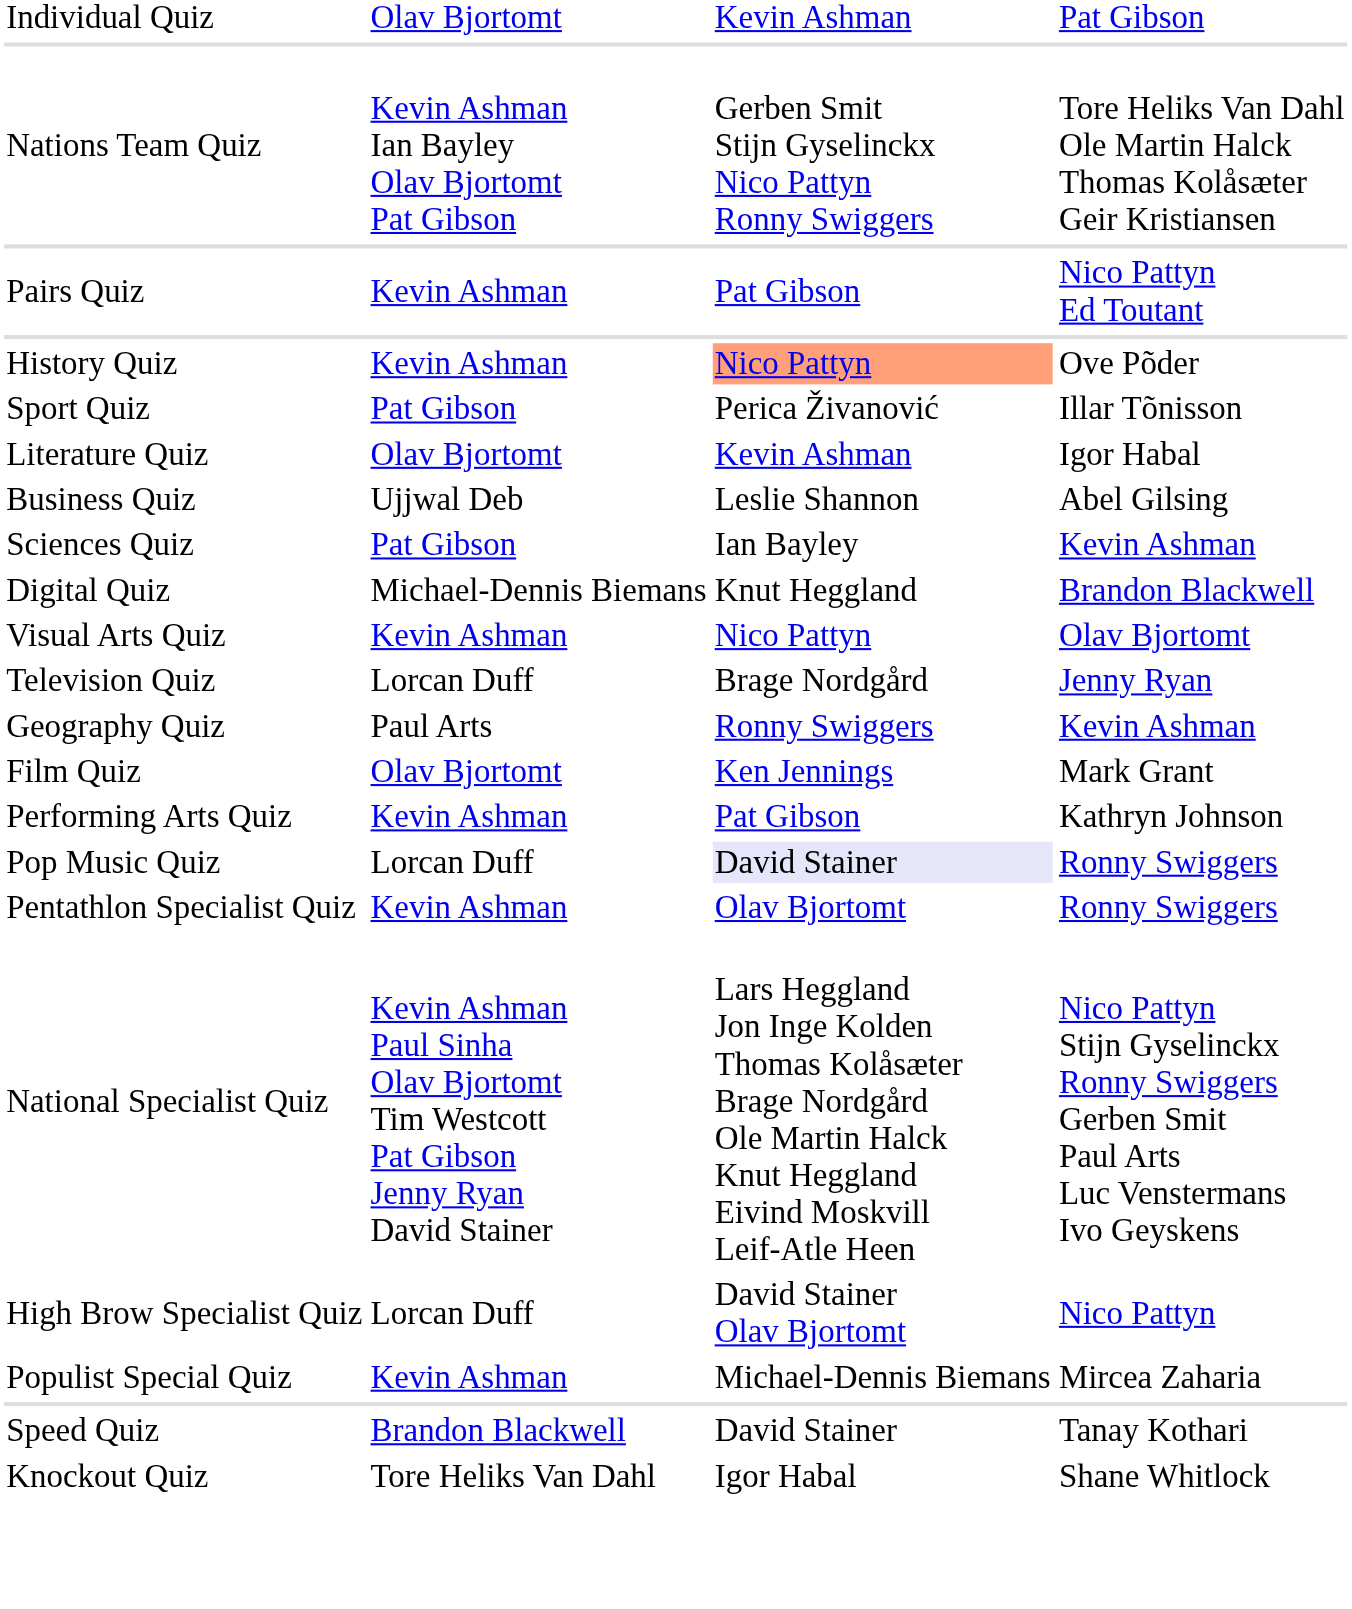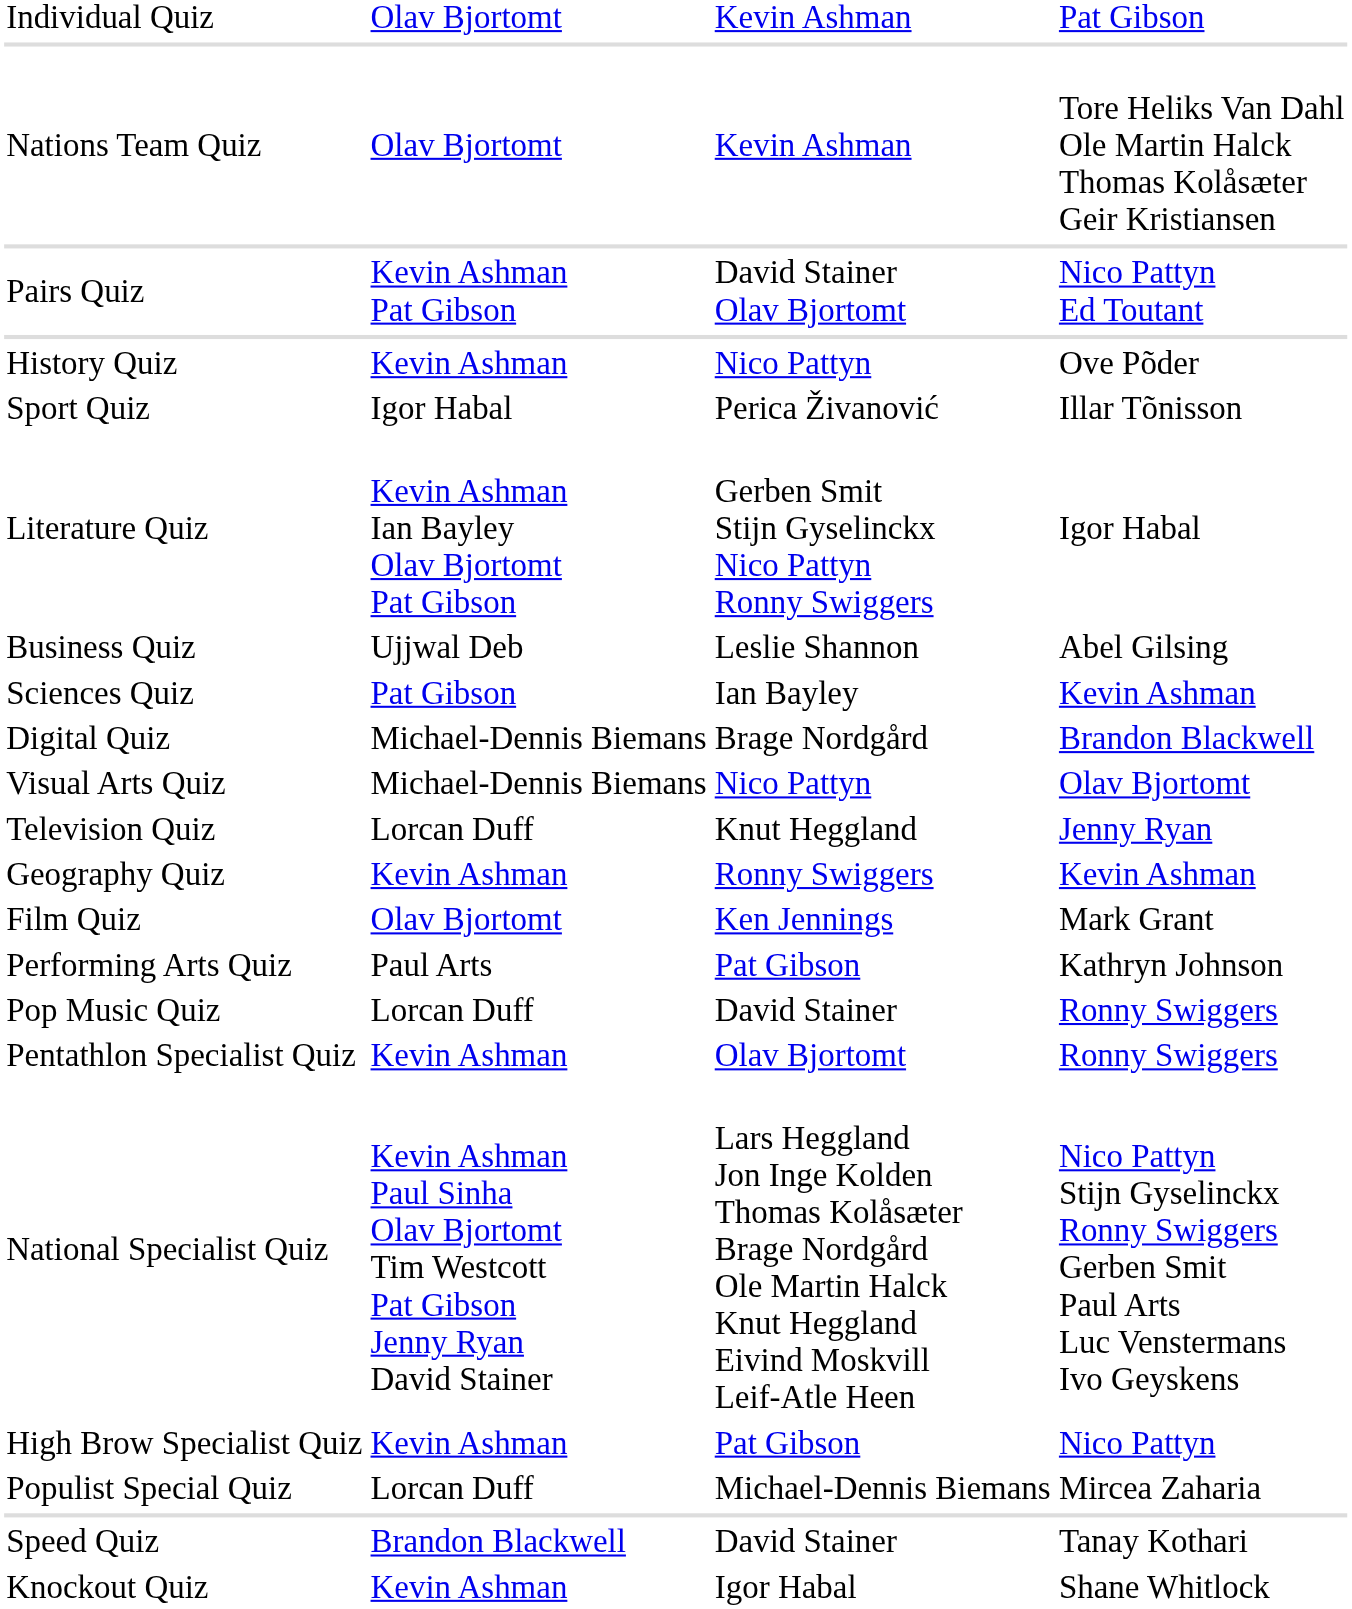(469, 163) Kevin Ashman Ian Bayley Olav Bjortomt Pat Gibson -> (466, 144) Olav Bjortomt
(825, 163) Gerben Smit Stijn Gyselinckx Nico Pattyn Ronny Swiggers -> (813, 144) Kevin Ashman
(469, 291) Kevin Ashman -> (469, 291) Kevin Ashman Pat Gibson
(788, 291) Pat Gibson -> (810, 291) David Stainer Olav Bjortomt
(793, 363) lightsalmon background -> (793, 363) no background
(443, 408) Pat Gibson -> (441, 408) Igor Habal
(466, 453) Olav Bjortomt -> (469, 546) Kevin Ashman Ian Bayley Olav Bjortomt Pat Gibson
(813, 453) Kevin Ashman -> (825, 546) Gerben Smit Stijn Gyselinckx Nico Pattyn Ronny Swiggers
(816, 589) Knut Heggland -> (821, 738) Brage Nordgård
(469, 635) Kevin Ashman -> (539, 783) Michael-Dennis Biemans
(821, 680) Brage Nordgård -> (816, 828) Knut Heggland
(431, 725) Paul Arts -> (469, 874) Kevin Ashman
(469, 816) Kevin Ashman -> (431, 964) Paul Arts
(806, 861) lavender background -> (806, 1010) no background
(452, 1312) Lorcan Duff -> (469, 1442) Kevin Ashman
(810, 1312) David Stainer Olav Bjortomt -> (788, 1442) Pat Gibson
(469, 1376) Kevin Ashman -> (452, 1488) Lorcan Duff
(513, 1475) Tore Heliks Van Dahl -> (469, 1586) Kevin Ashman
